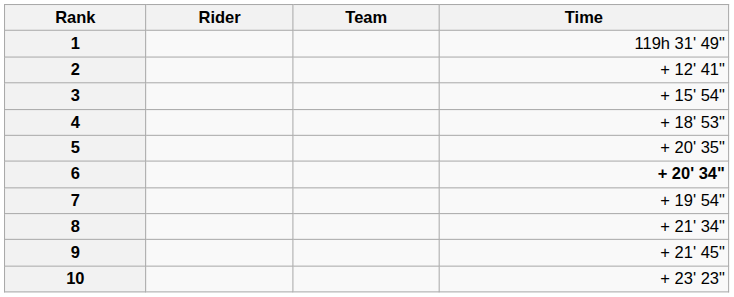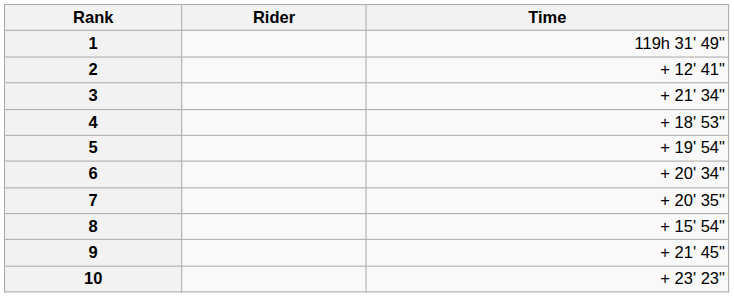- column: (366, 17)
(693, 95) + 15' 54" -> (693, 95) + 21' 34"
(693, 148) + 20' 35" -> (693, 148) + 19' 54"
(691, 174) bold -> (693, 174) normal
(693, 200) + 19' 54" -> (693, 200) + 20' 35"
(693, 226) + 21' 34" -> (693, 226) + 15' 54"
